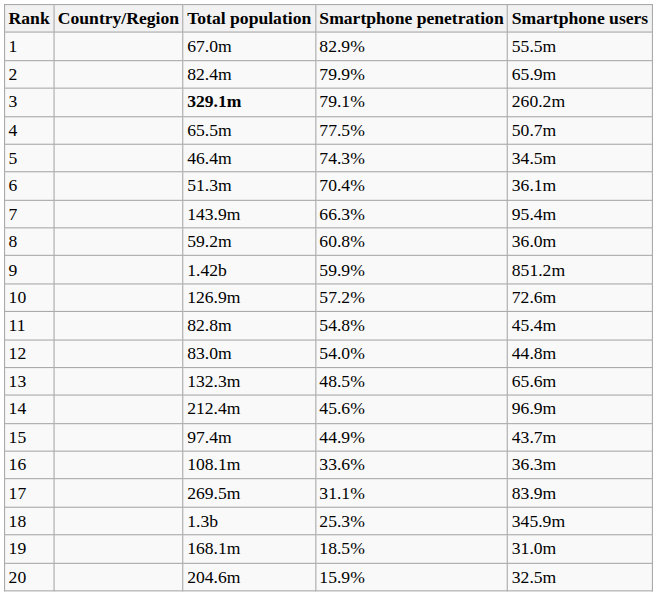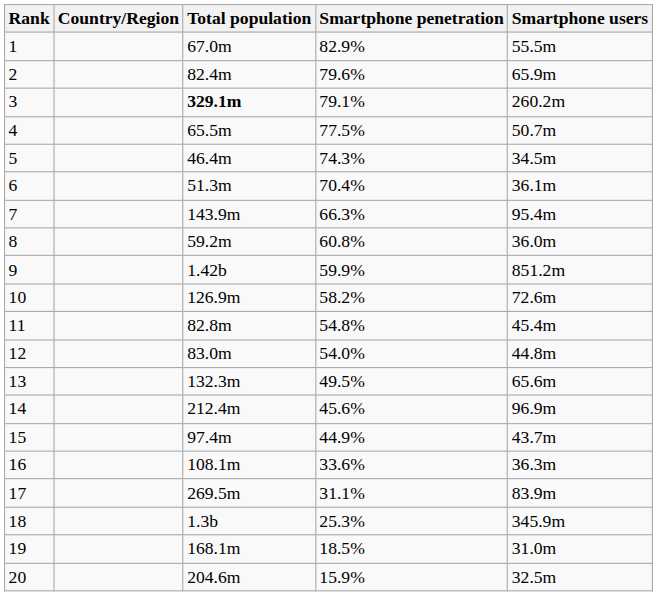(342, 74) 79.9% -> (342, 74) 79.6%
(342, 297) 57.2% -> (342, 297) 58.2%
(342, 381) 48.5% -> (342, 381) 49.5%
